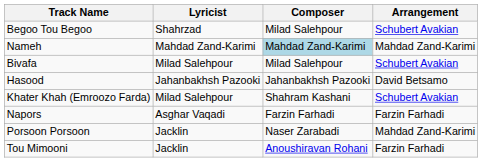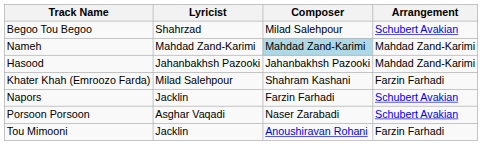- row: (22, 64)
(411, 81) David Betsamo -> (425, 64) Mahdad Zand-Karimi
(417, 98) Schubert Avakian -> (410, 81) Farzin Farhadi
(190, 115) Asghar Vaqadi -> (172, 98) Jacklin
(410, 115) Farzin Farhadi -> (417, 98) Schubert Avakian
(172, 132) Jacklin -> (190, 115) Asghar Vaqadi
(425, 132) Mahdad Zand-Karimi -> (417, 115) Schubert Avakian
